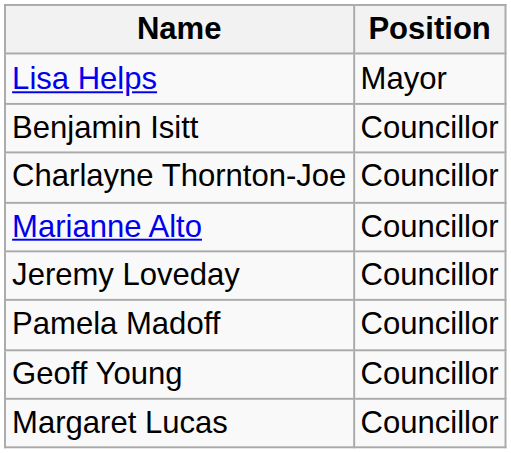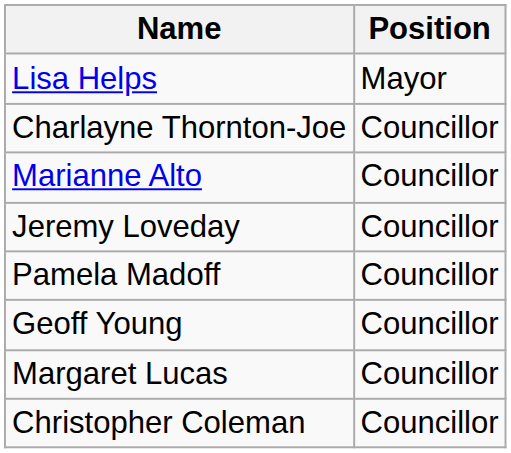- row: (105, 127)
+ row: (159, 422)
